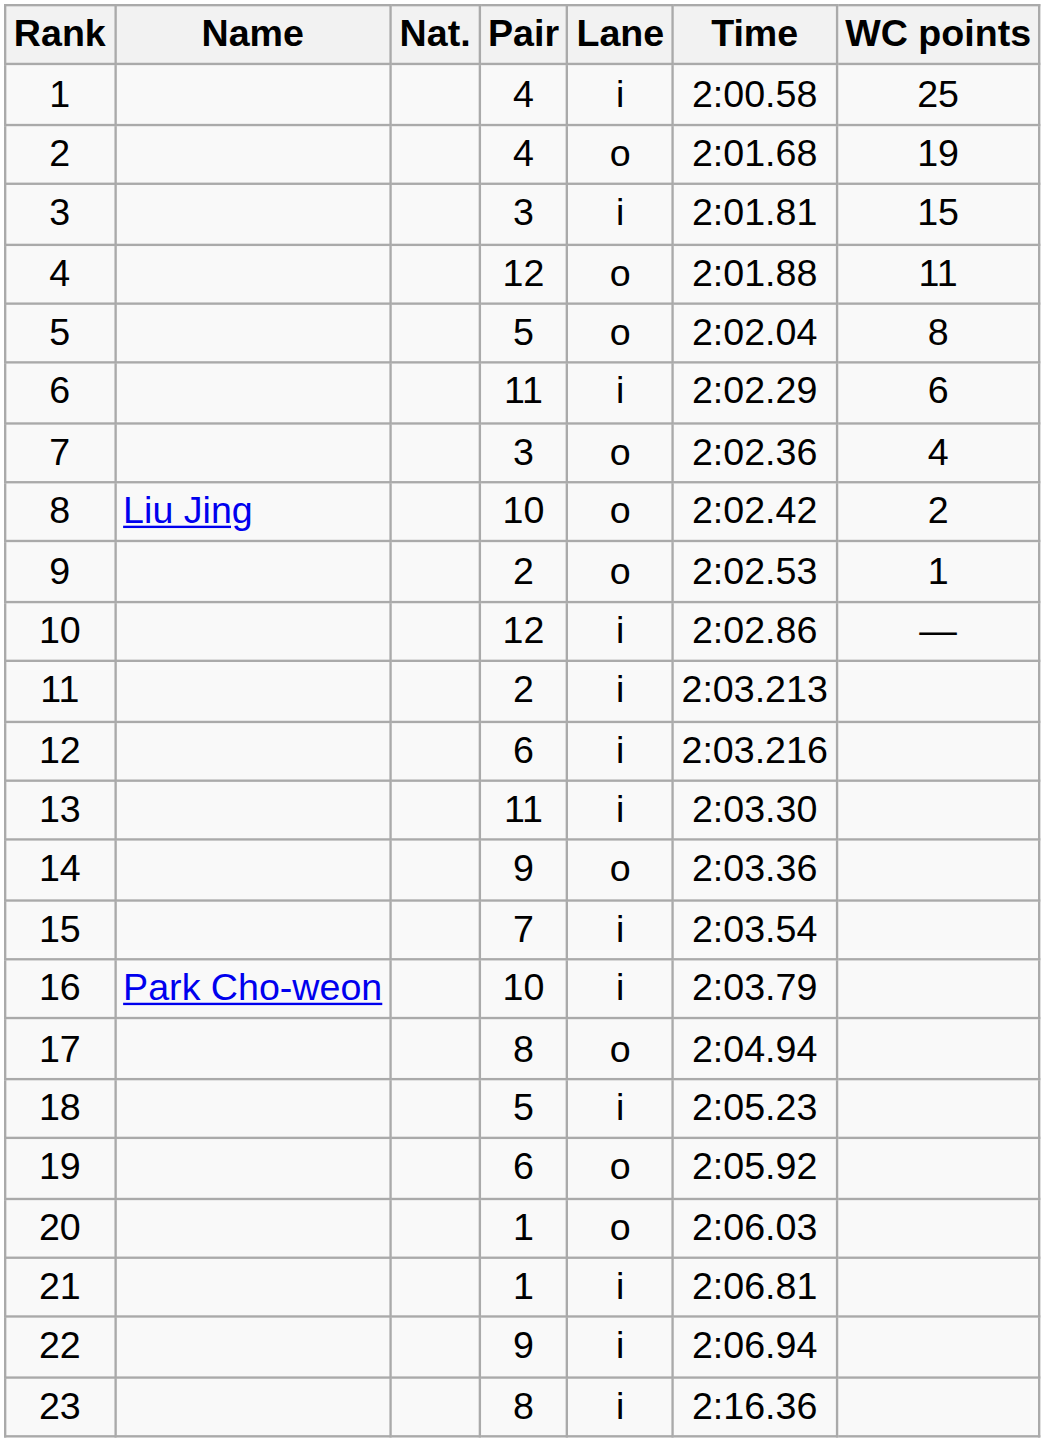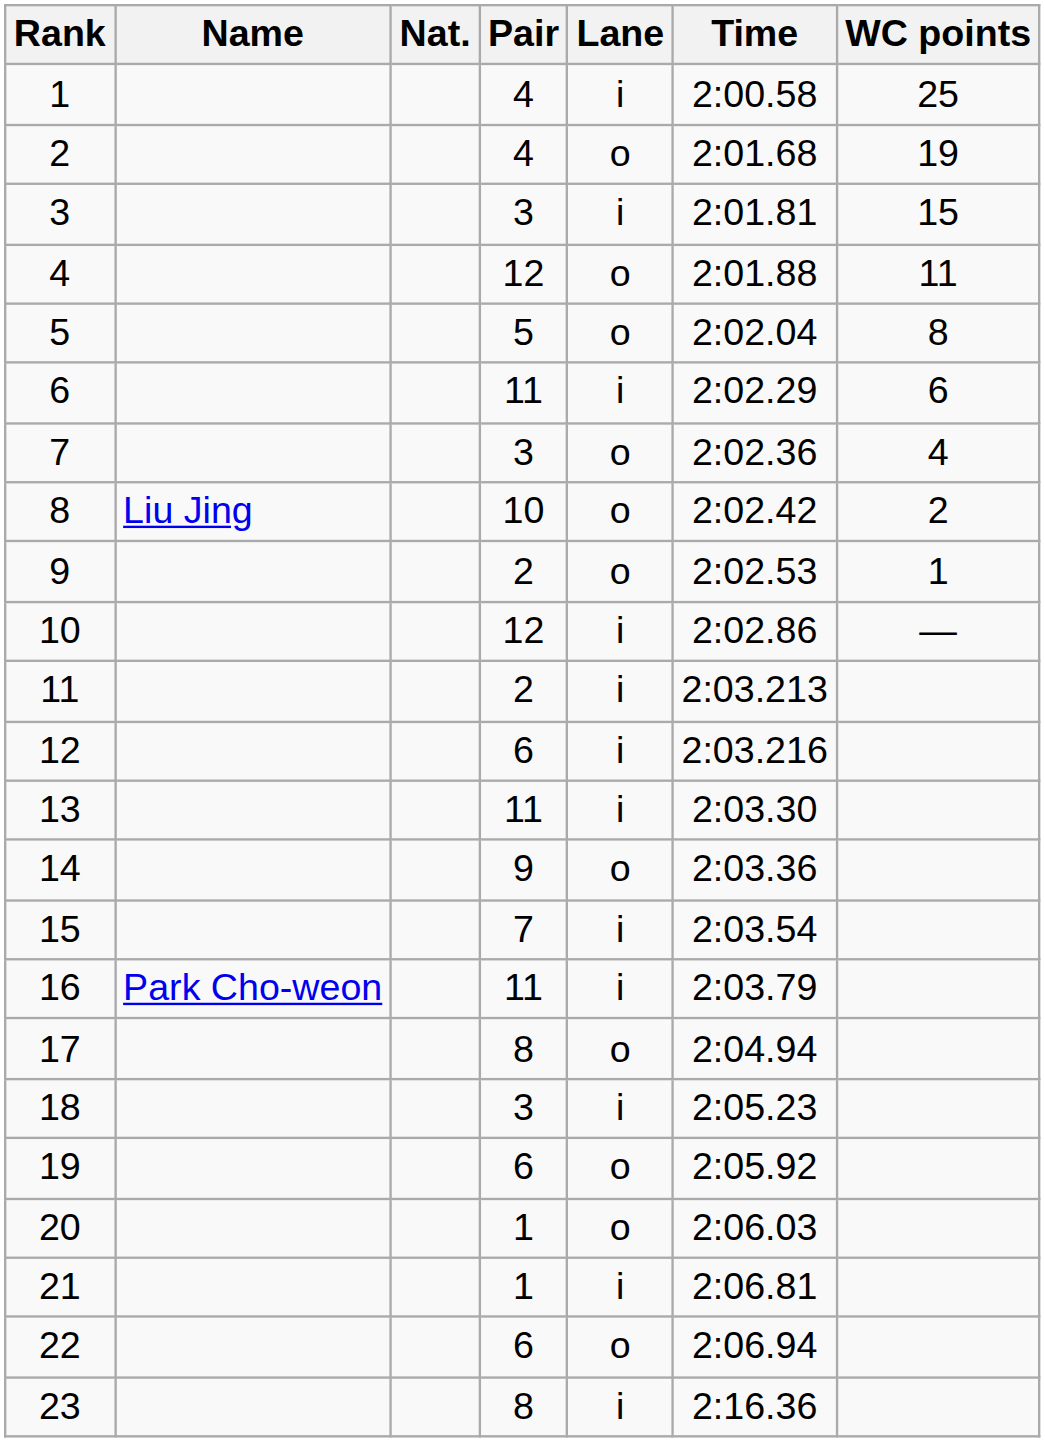(524, 988) 10 -> (524, 988) 11
(524, 1107) 5 -> (524, 1107) 3
(524, 1346) 9 -> (524, 1346) 6
(620, 1346) i -> (620, 1346) o
